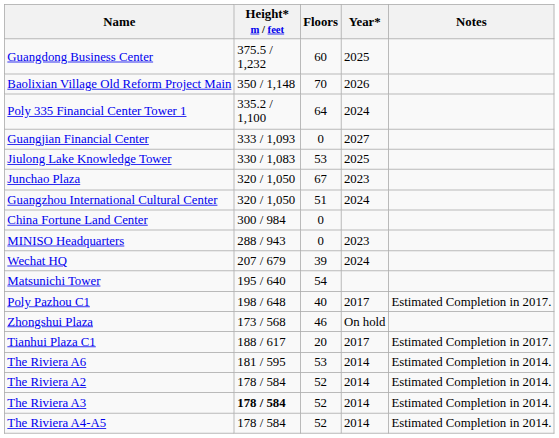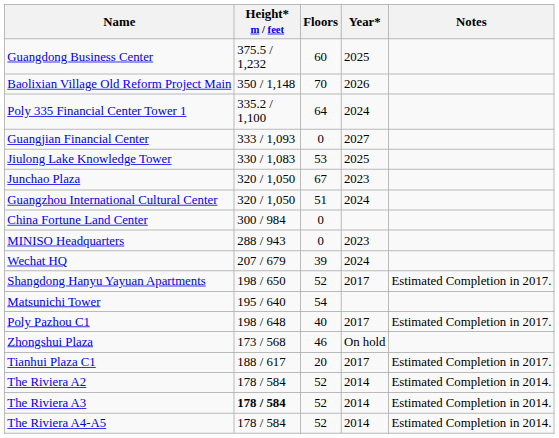+ row: (107, 281)
- row: (47, 362)
